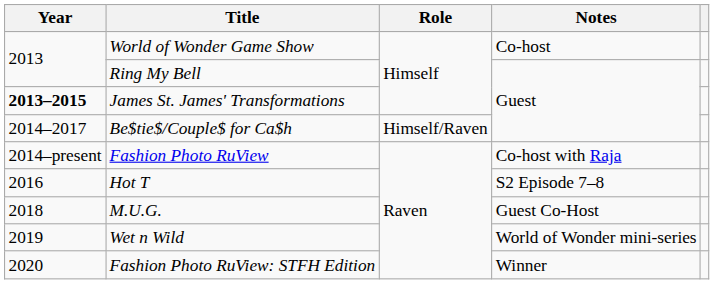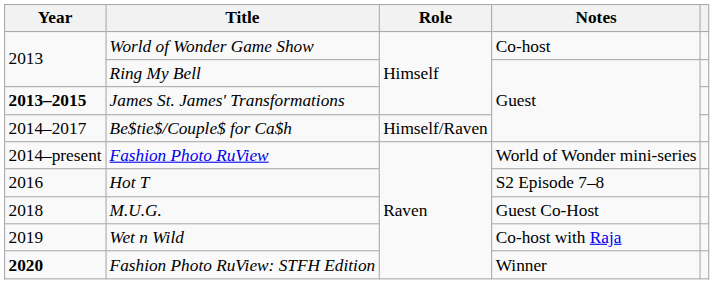(559, 155) Co-host with Raja -> (596, 155) World of Wonder mini-series
(596, 237) World of Wonder mini-series -> (559, 237) Co-host with Raja
(26, 264) normal -> (26, 264) bold
